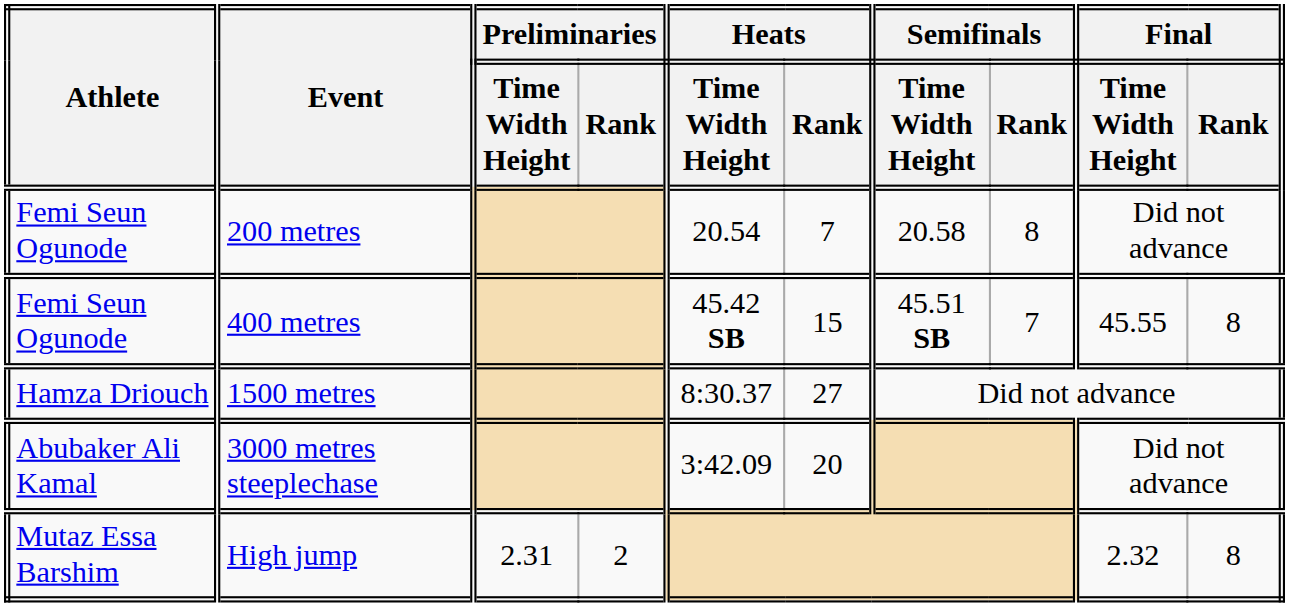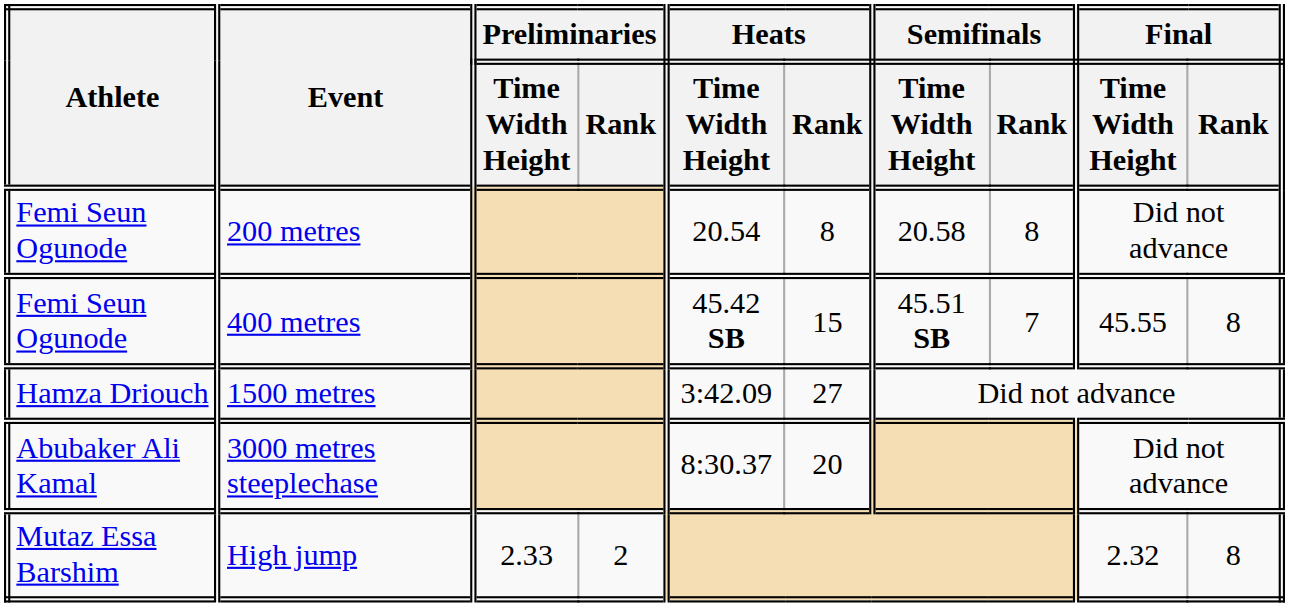(827, 231) 7 -> (827, 231) 8
(726, 393) 8:30.37 -> (726, 393) 3:42.09
(726, 465) 3:42.09 -> (726, 465) 8:30.37
(527, 554) 2.31 -> (527, 554) 2.33
